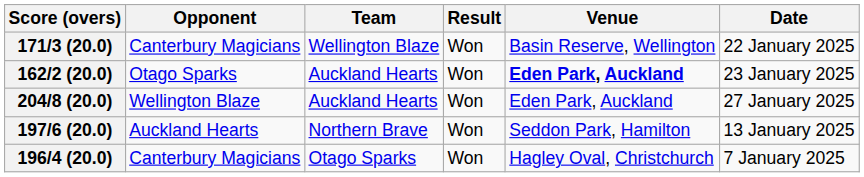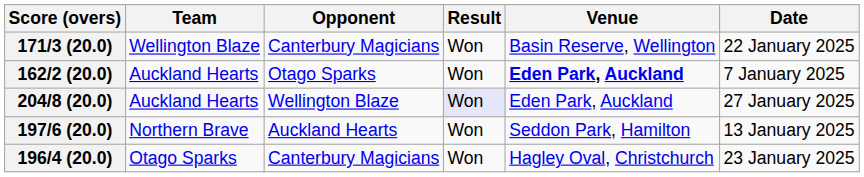columns swapped: (374, 18) <-> (215, 18)
(789, 74) 23 January 2025 -> (784, 74) 7 January 2025
(465, 102) no background -> (465, 102) lavender background
(784, 158) 7 January 2025 -> (789, 158) 23 January 2025
